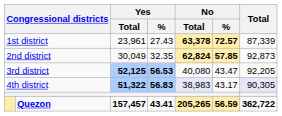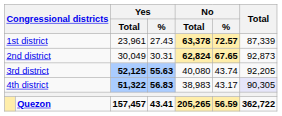(162, 56) 32.35 -> (162, 56) 30.31
(226, 56) 57.85 -> (226, 56) 67.65
(162, 70) 56.53 -> (162, 70) 55.63
(226, 70) 43.47 -> (226, 70) 43.74
(196, 85) lavender background -> (196, 85) no background
